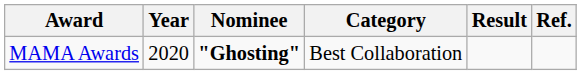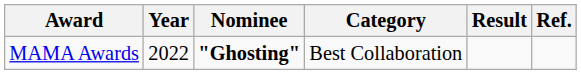(169, 52) 2020 -> (169, 52) 2022
